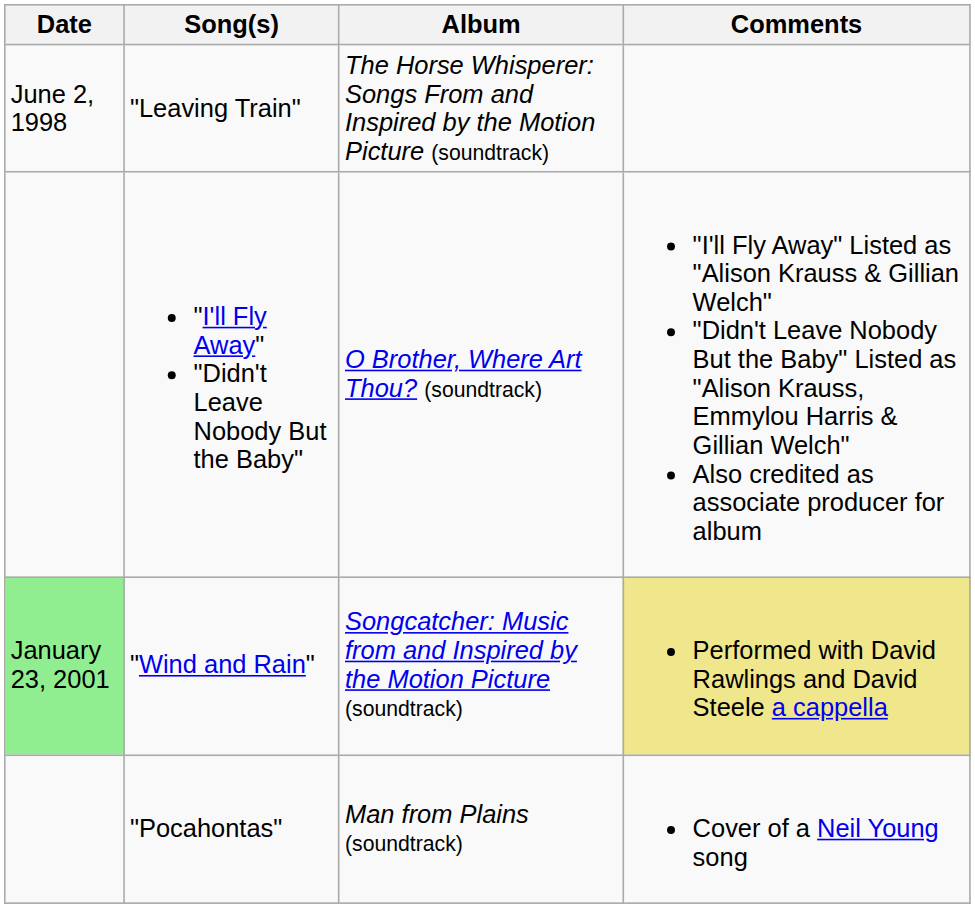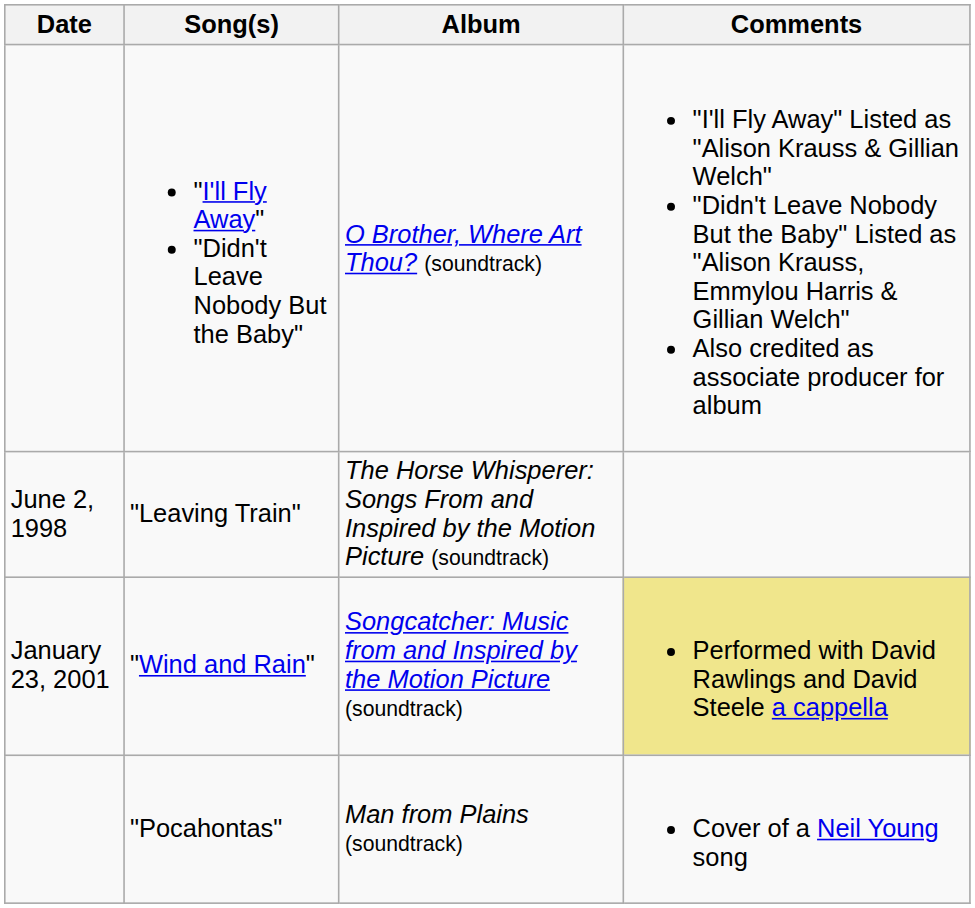rows swapped: (215, 107) <-> (232, 389)
(60, 665) lightgreen background -> (60, 665) no background
